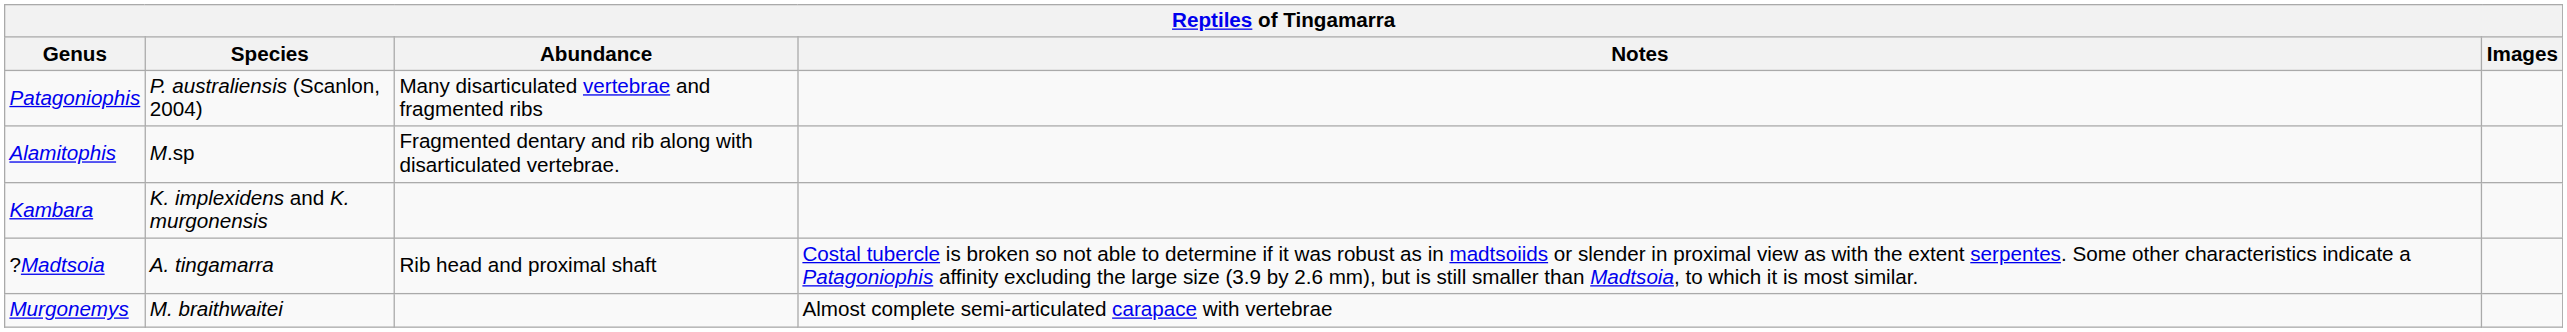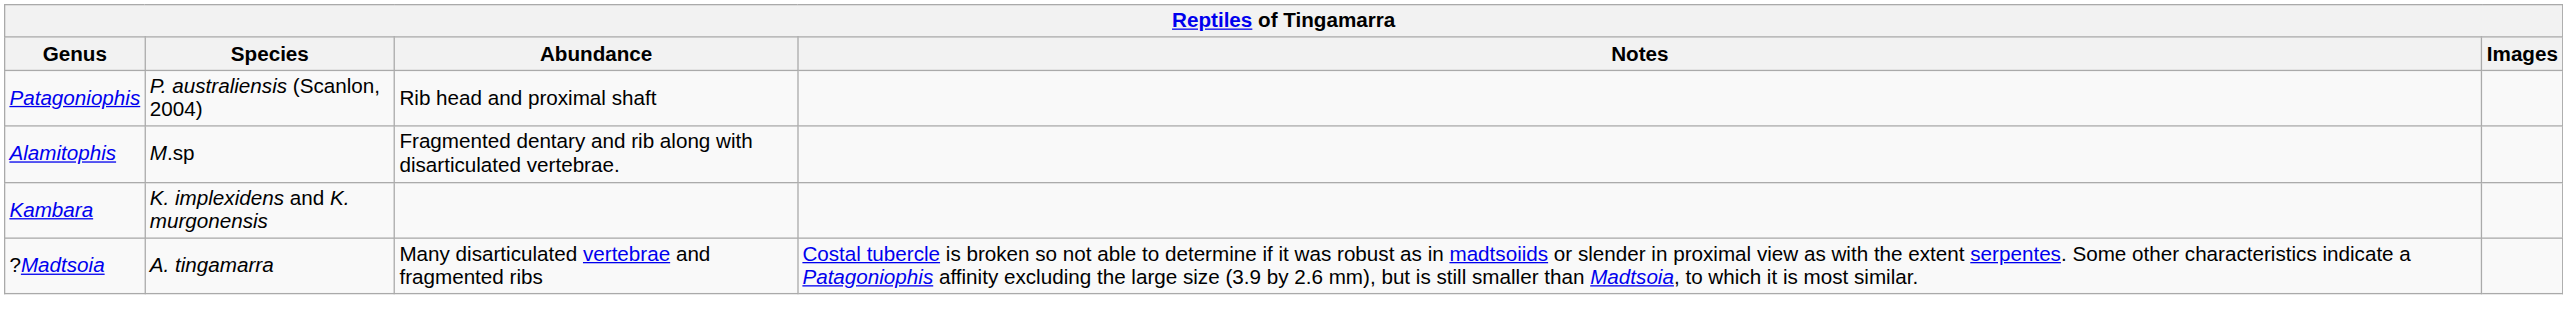(555, 97) Many disarticulated vertebrae and fragmented ribs -> (528, 97) Rib head and proximal shaft
(528, 265) Rib head and proximal shaft -> (555, 265) Many disarticulated vertebrae and fragmented ribs
- row: (69, 310)
